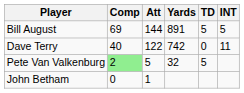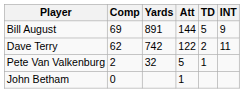columns swapped: (153, 12) <-> (182, 12)
(223, 29) 5 -> (223, 29) 9
(116, 46) 40 -> (116, 46) 62
(204, 46) 0 -> (204, 46) 2
(113, 63) lightgreen background -> (113, 63) no background
(204, 63) 5 -> (204, 63) 1
